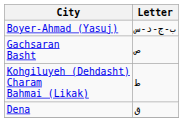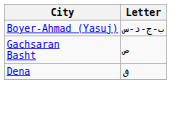- row: (68, 82)
